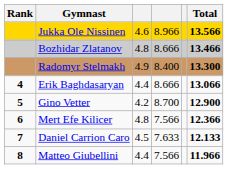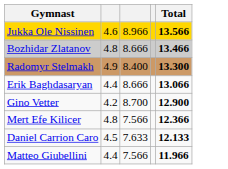- column: (20, 13)
